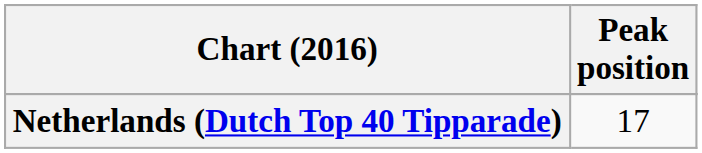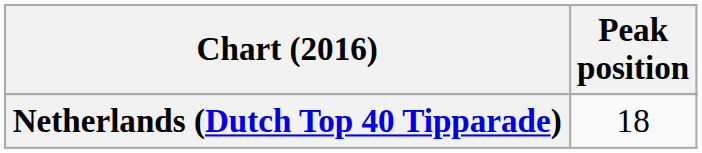(633, 120) 17 -> (633, 120) 18
